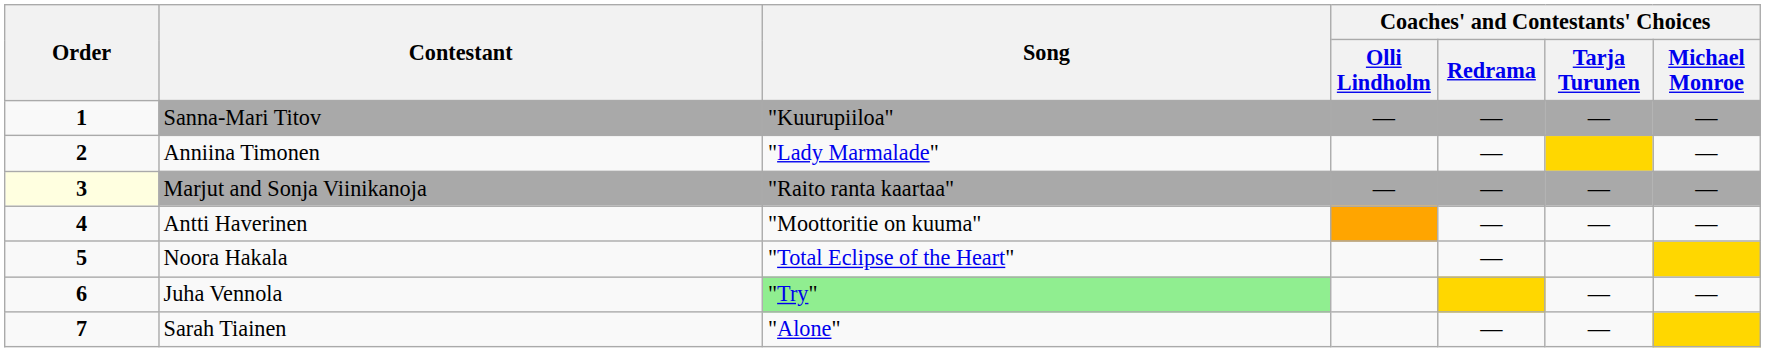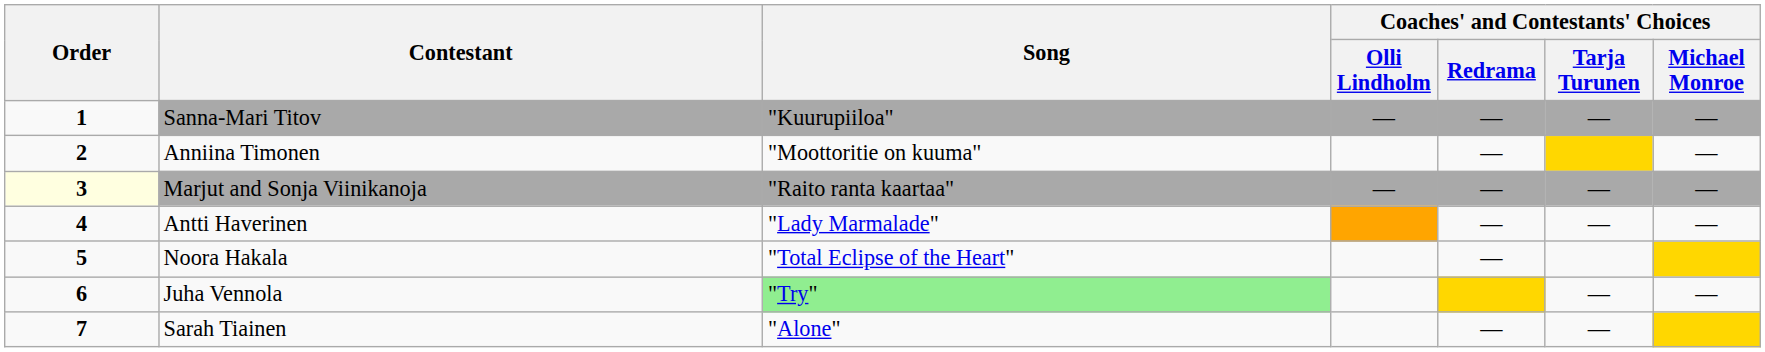(853, 152) "Lady Marmalade" -> (875, 152) "Moottoritie on kuuma"
(875, 223) "Moottoritie on kuuma" -> (853, 223) "Lady Marmalade"
